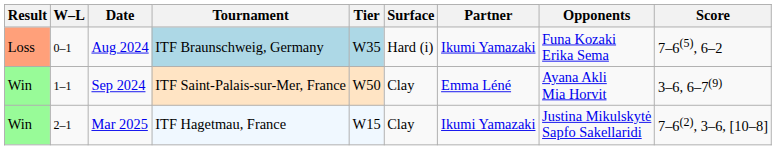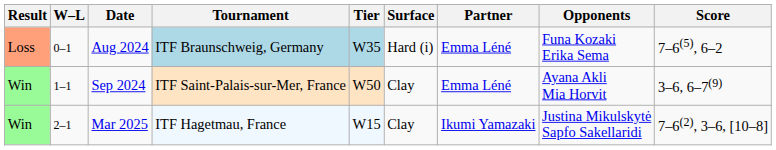(488, 46) Ikumi Yamazaki -> (476, 46) Emma Léné
